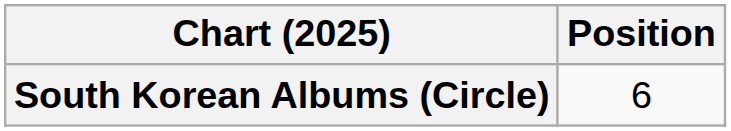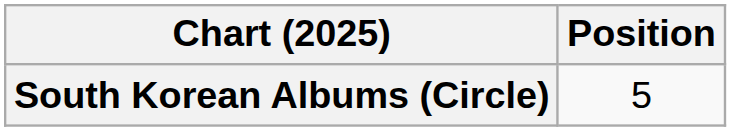(641, 94) 6 -> (641, 94) 5
